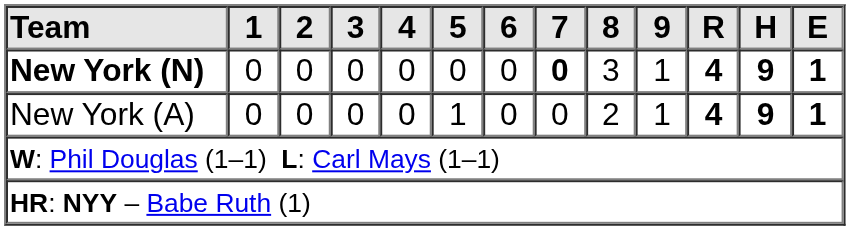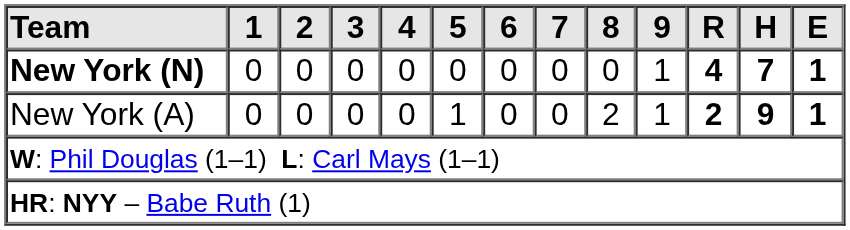(560, 70) bold -> (560, 70) normal
(611, 70) 3 -> (611, 70) 0
(766, 70) 9 -> (766, 70) 7
(714, 114) 4 -> (714, 114) 2
